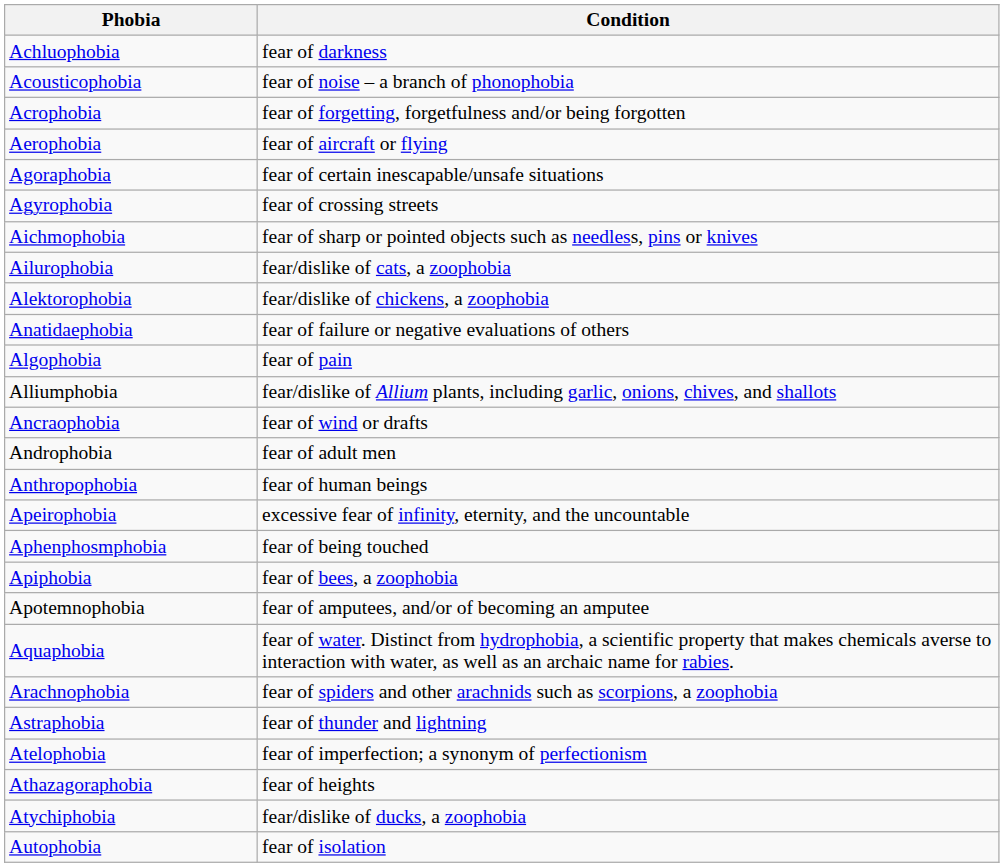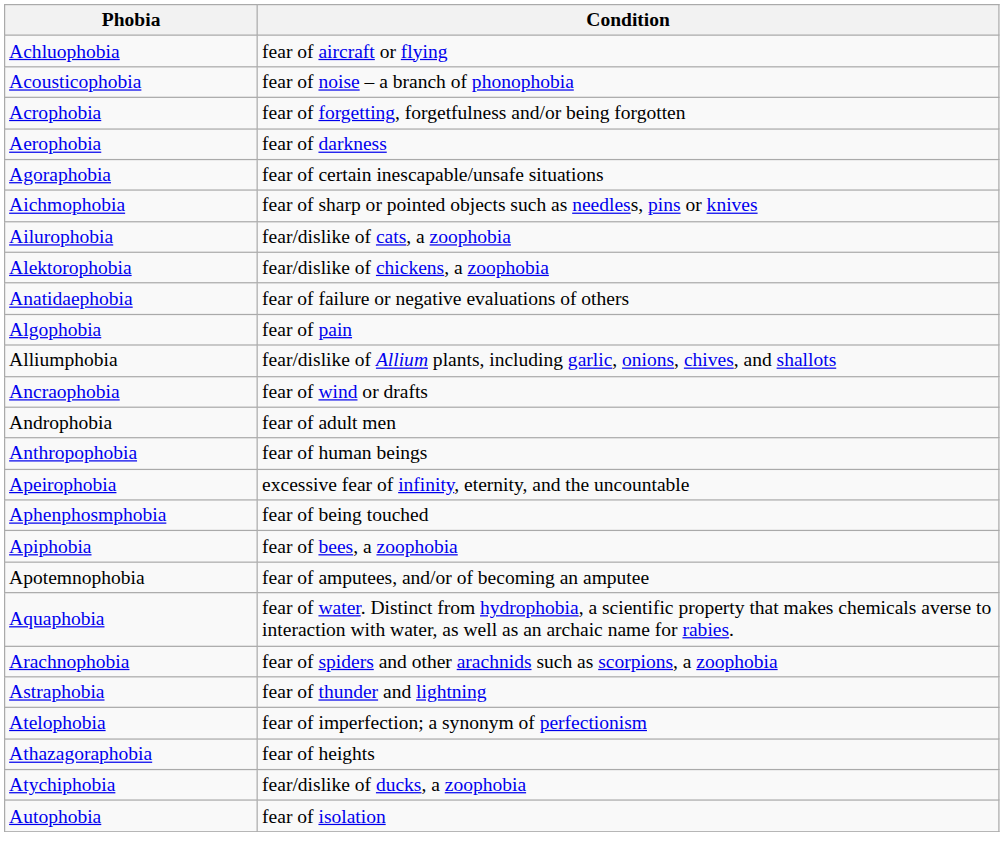(324, 50) fear of darkness -> (355, 50) fear of aircraft or flying
(355, 143) fear of aircraft or flying -> (324, 143) fear of darkness
- row: (61, 205)
